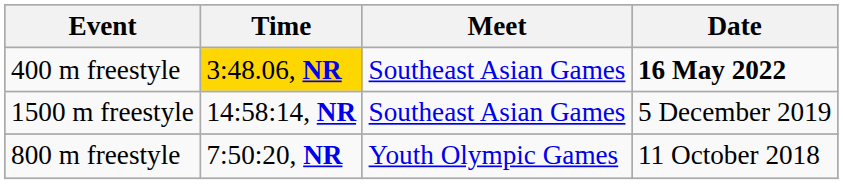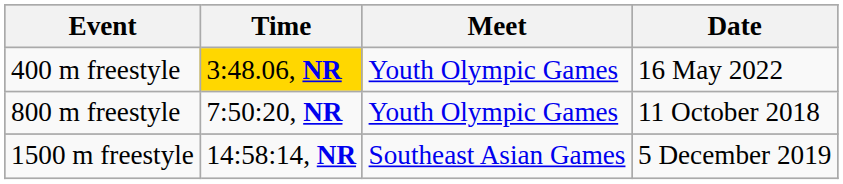(497, 69) Southeast Asian Games -> (493, 69) Youth Olympic Games
(712, 69) bold -> (711, 69) normal
rows swapped: (96, 155) <-> (103, 112)
